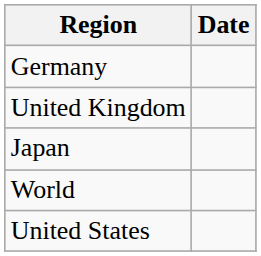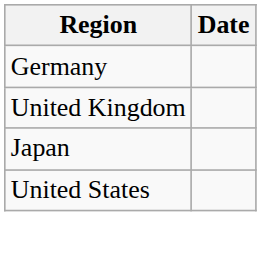- row: (43, 189)
